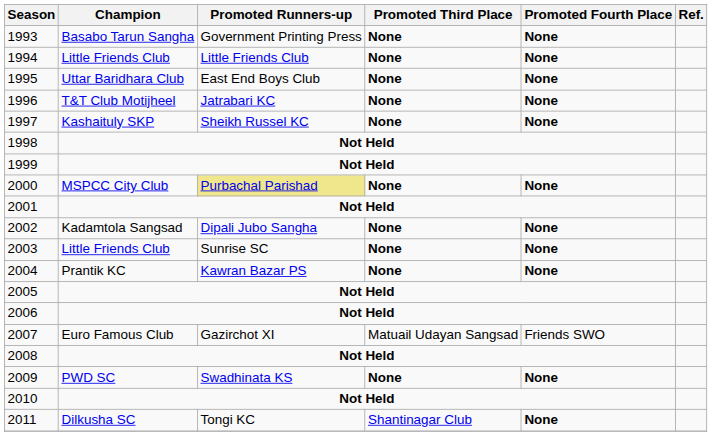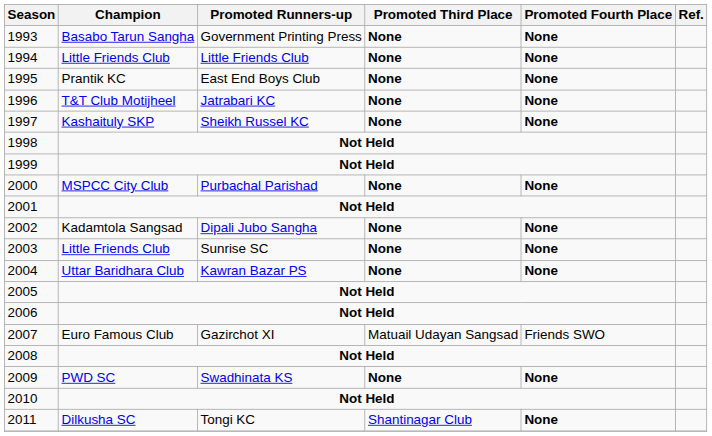(123, 79) Uttar Baridhara Club -> (94, 79) Prantik KC
(259, 185) khaki background -> (259, 185) no background
(94, 270) Prantik KC -> (123, 270) Uttar Baridhara Club
